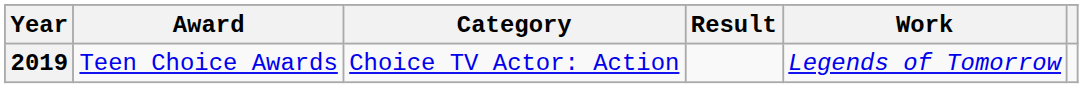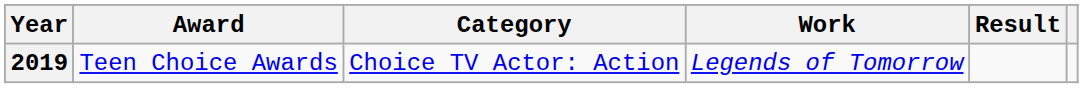columns swapped: (925, 24) <-> (734, 24)
